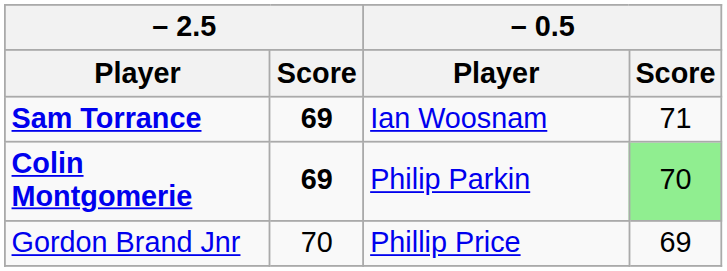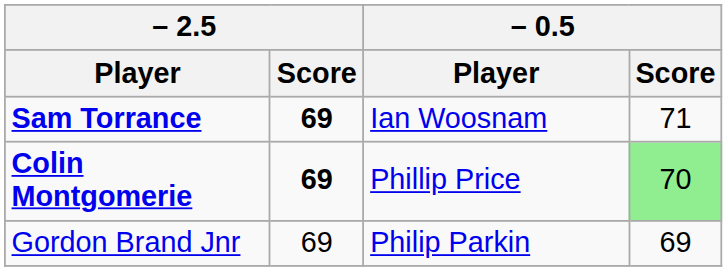(450, 180) Philip Parkin -> (445, 180) Phillip Price
(317, 242) 70 -> (317, 242) 69
(445, 242) Phillip Price -> (450, 242) Philip Parkin
